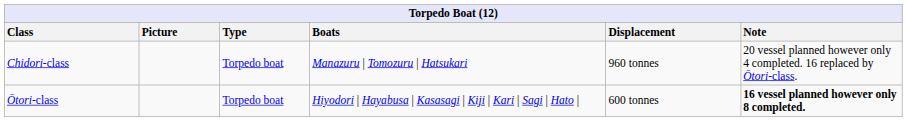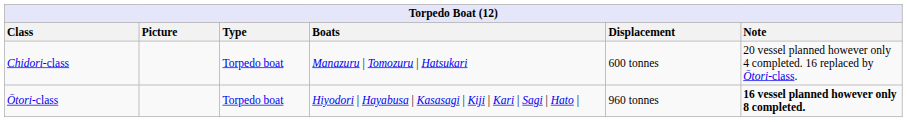(634, 63) 960 tonnes -> (634, 63) 600 tonnes
(634, 100) 600 tonnes -> (634, 100) 960 tonnes
